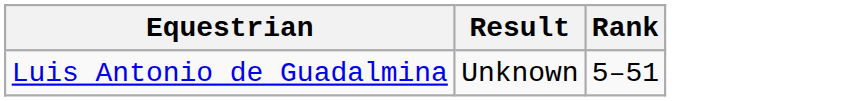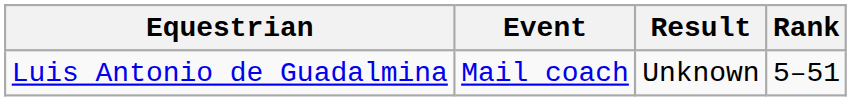+ column: (545, 28)
